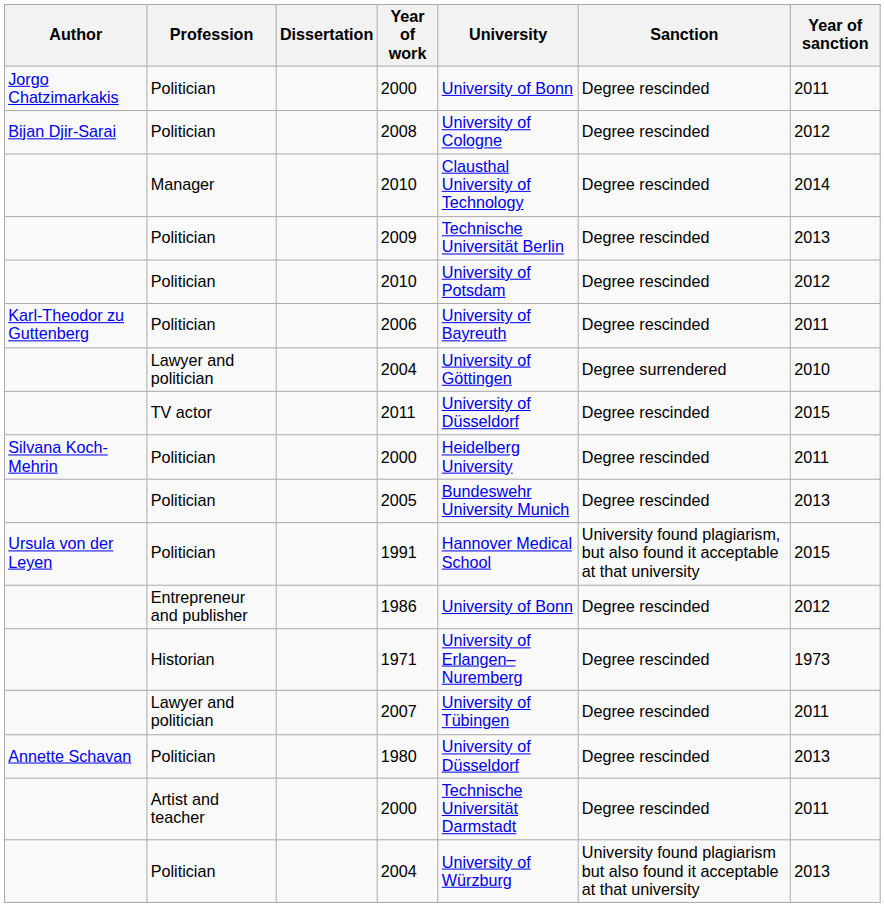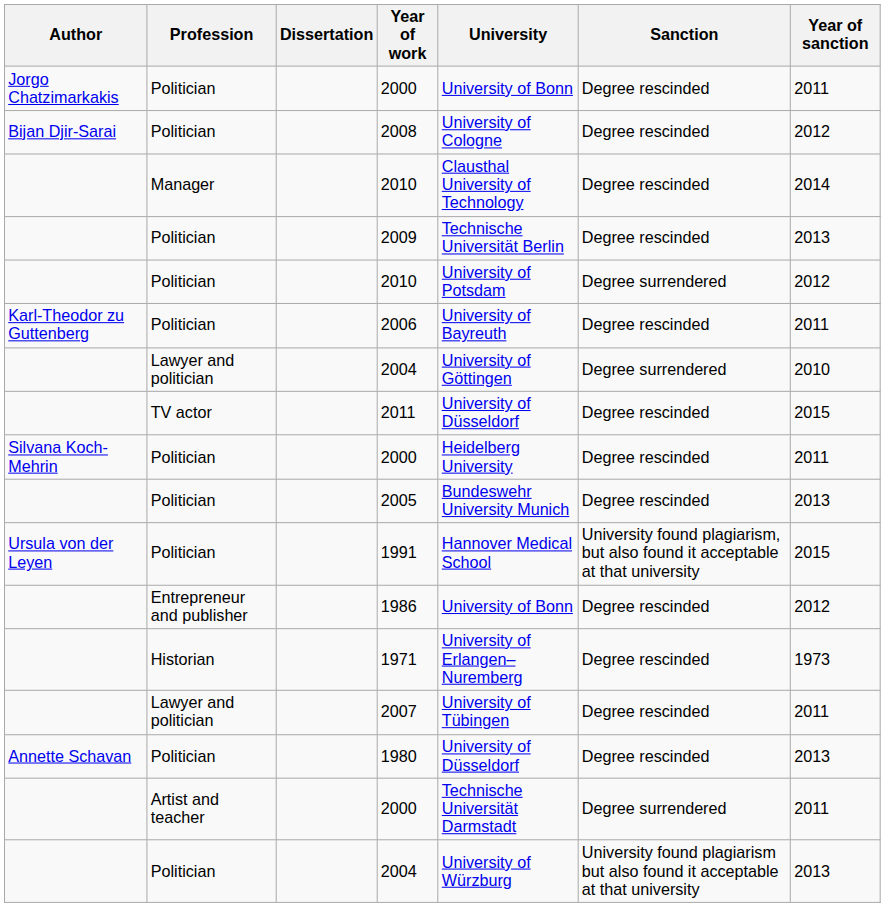(646, 281) Degree rescinded -> (654, 281) Degree surrendered
(646, 809) Degree rescinded -> (654, 809) Degree surrendered
